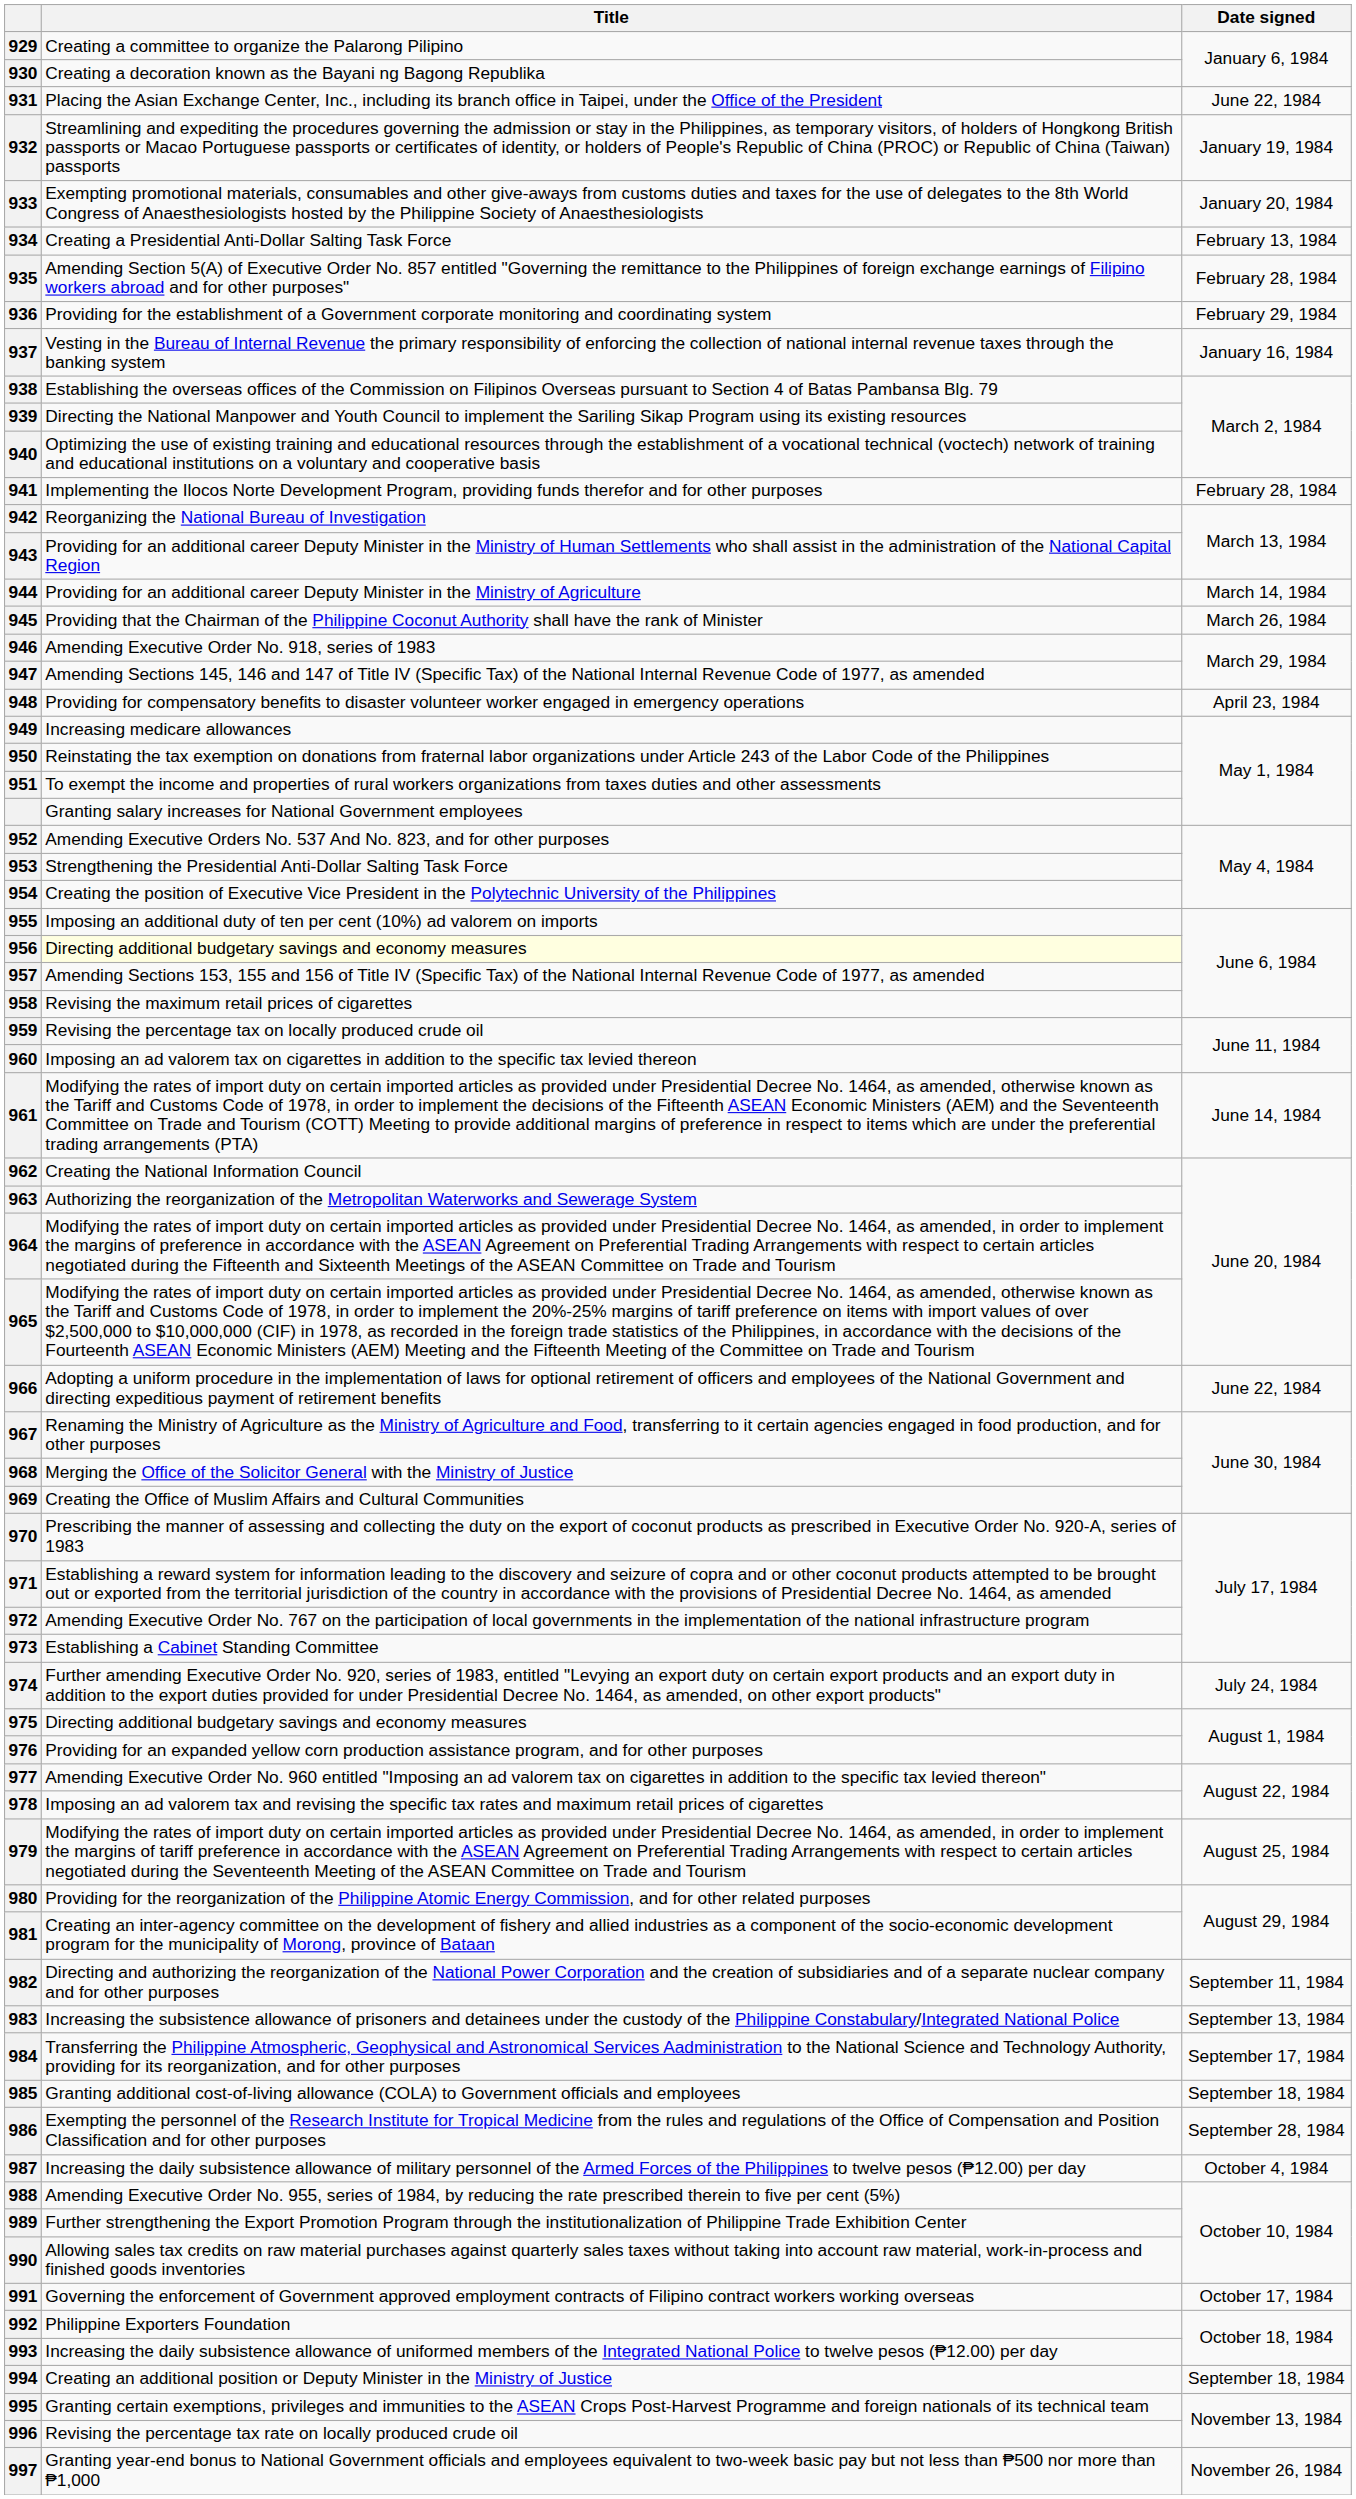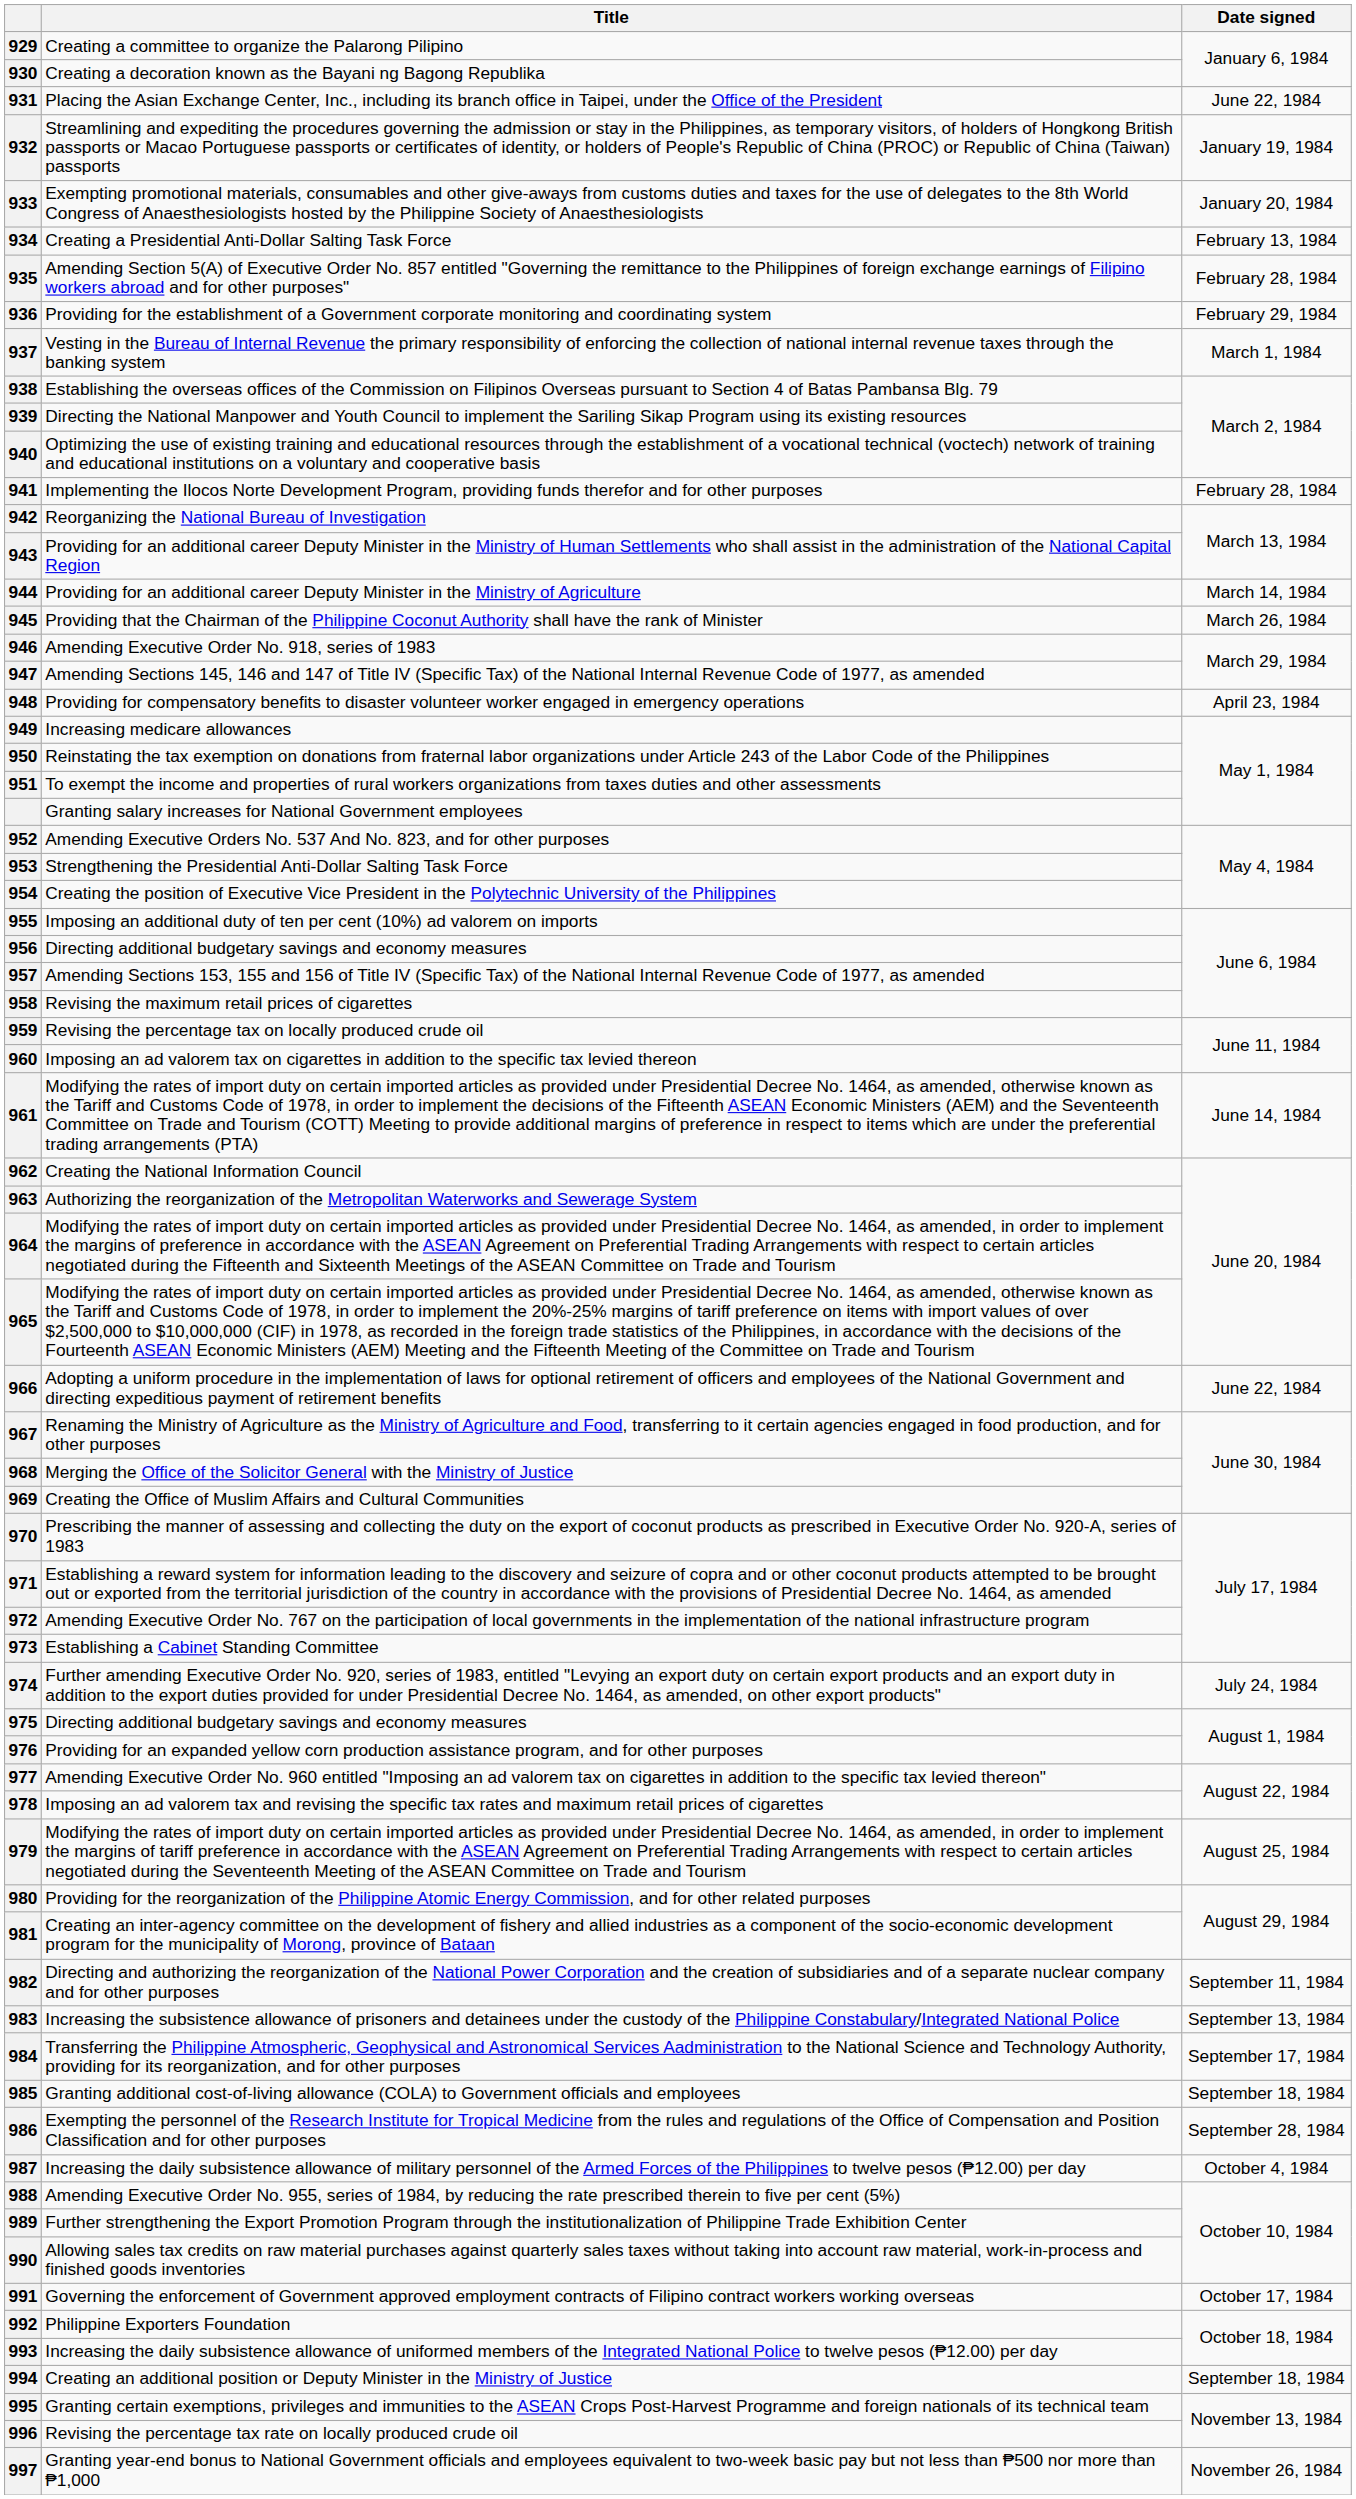(1266, 352) January 16, 1984 -> (1266, 352) March 1, 1984
(286, 949) lightyellow background -> (286, 949) no background
